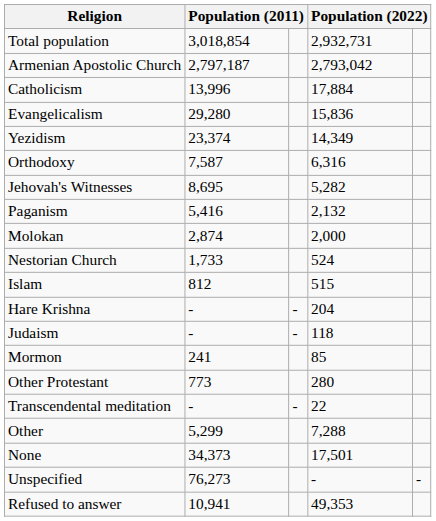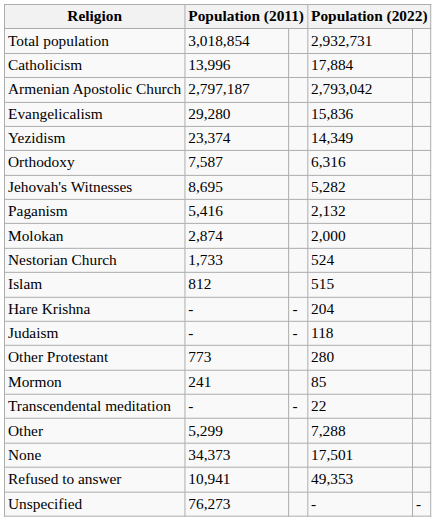rows swapped: (95, 65) <-> (45, 89)
rows swapped: (58, 382) <-> (35, 357)
rows swapped: (65, 503) <-> (45, 479)
